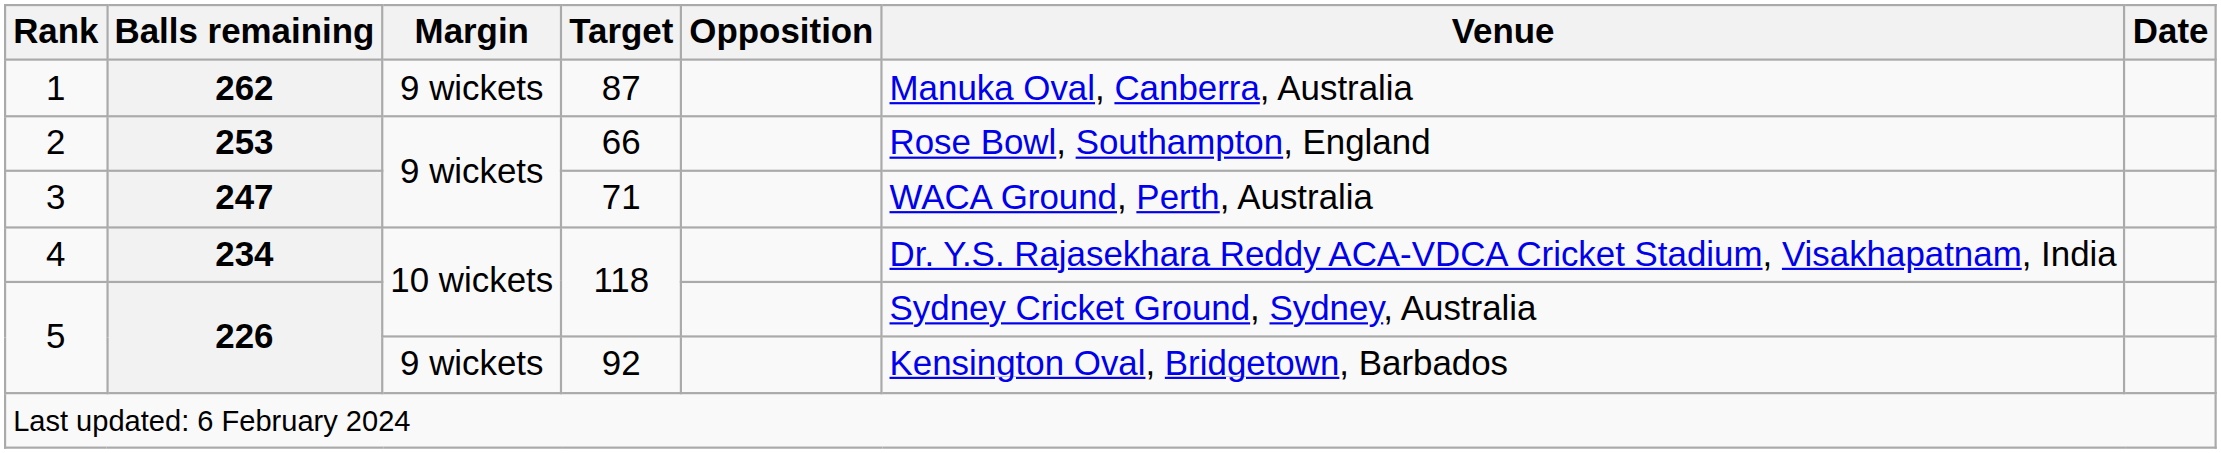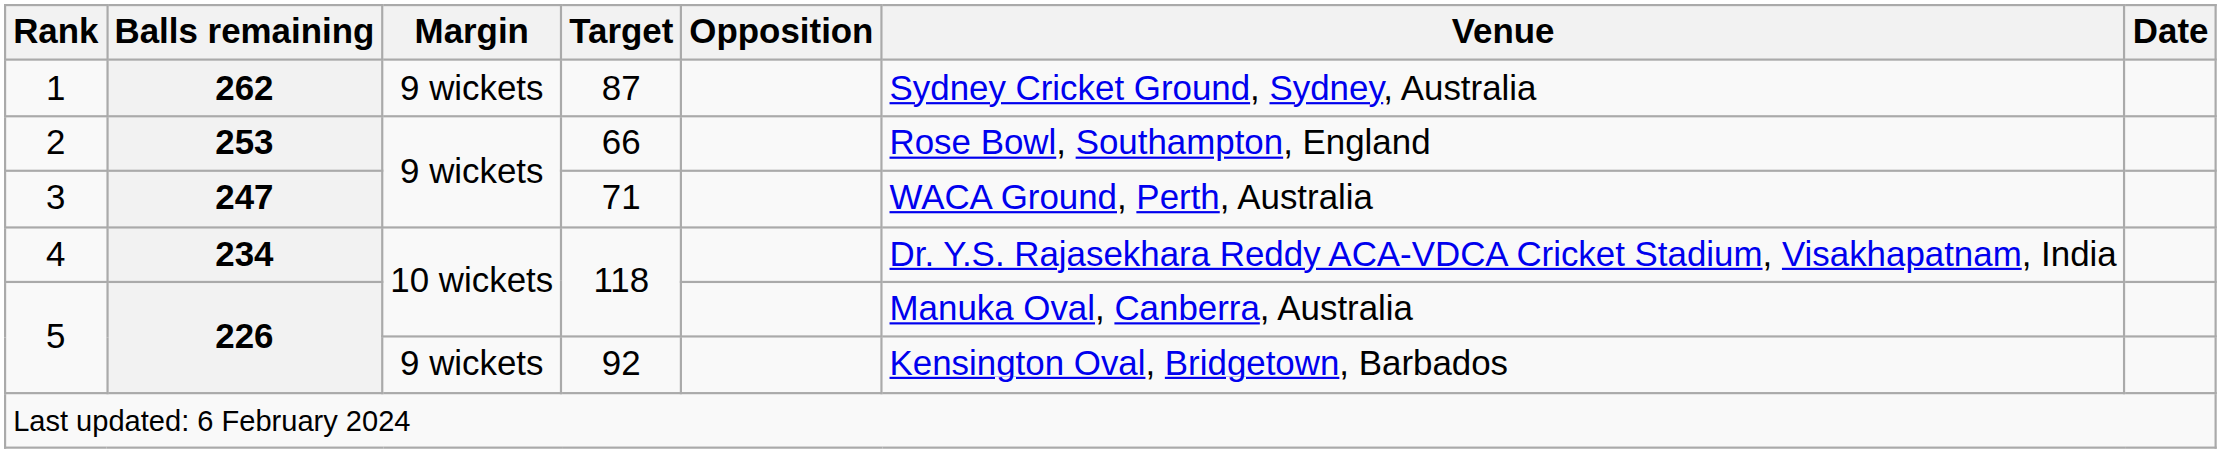(1151, 87) Manuka Oval, Canberra, Australia -> (1213, 87) Sydney Cricket Ground, Sydney, Australia
(1213, 308) Sydney Cricket Ground, Sydney, Australia -> (1151, 308) Manuka Oval, Canberra, Australia
